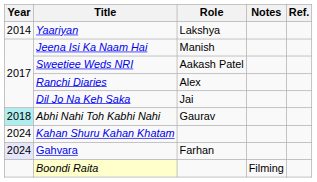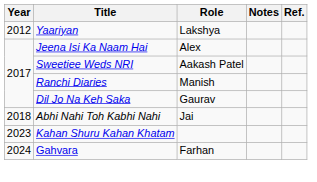(19, 30) 2014 -> (19, 30) 2012
(197, 47) Manish -> (190, 47) Alex
(190, 82) Alex -> (197, 82) Manish
(187, 99) Jai -> (197, 99) Gaurav
(19, 116) paleturquoise background -> (19, 116) no background
(197, 116) Gaurav -> (187, 116) Jai
(19, 133) 2024 -> (19, 133) 2023
(19, 151) lavender background -> (19, 151) no background
- row: (67, 168)
